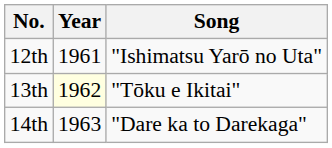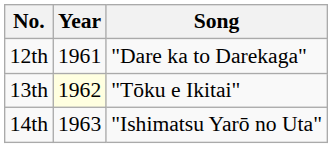(217, 55) "Ishimatsu Yarō no Uta" -> (209, 55) "Dare ka to Darekaga"
(209, 124) "Dare ka to Darekaga" -> (217, 124) "Ishimatsu Yarō no Uta"
